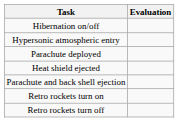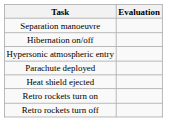+ row: (60, 26)
- row: (66, 82)
